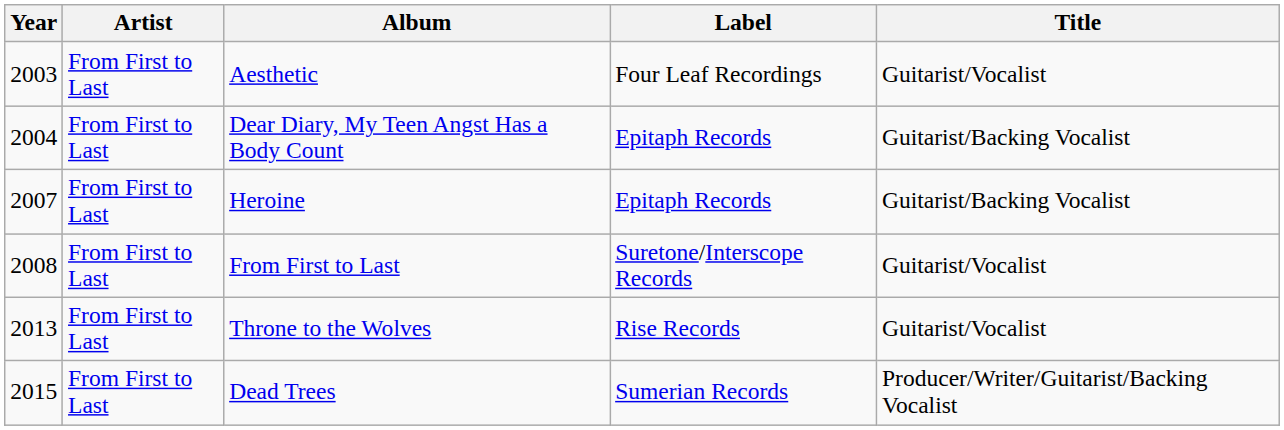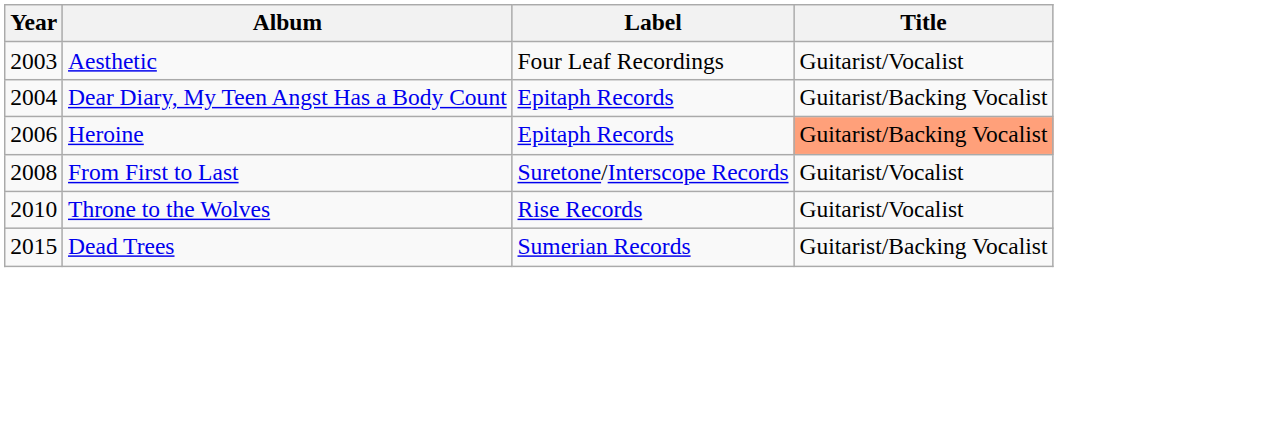- column: (143, 23)
(34, 201) 2007 -> (34, 135) 2006
(1006, 201) no background -> (923, 135) lightsalmon background
(34, 328) 2013 -> (34, 209) 2010
(1045, 392) Producer/Writer/Guitarist/Backing Vocalist -> (923, 246) Guitarist/Backing Vocalist
